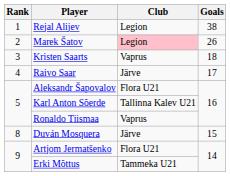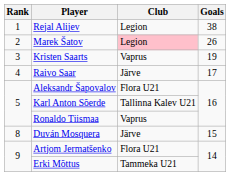(212, 57) 18 -> (212, 57) 19
